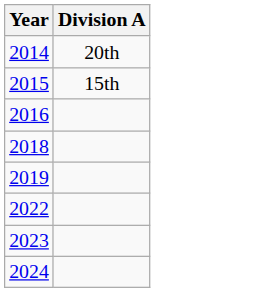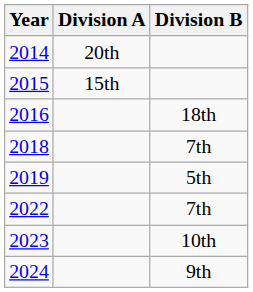+ column: (199, 20)
